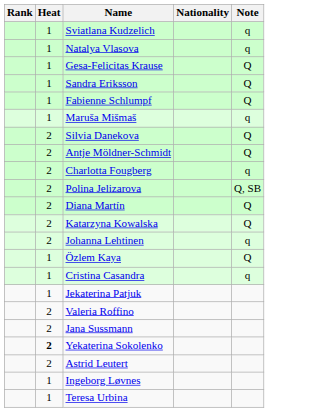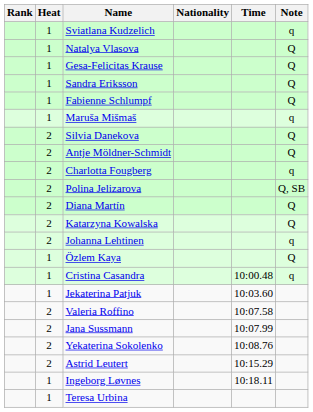+ column: (254, 13)
(248, 48) q -> (292, 48) Q
(49, 345) bold -> (49, 345) normal
